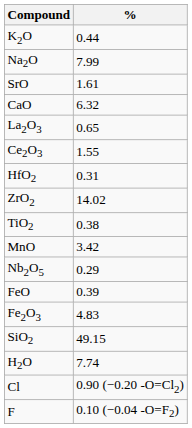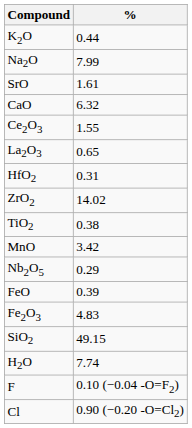rows swapped: (25, 127) <-> (25, 151)
rows swapped: (14, 387) <-> (11, 411)
